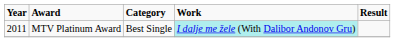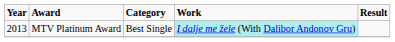(17, 28) 2011 -> (17, 28) 2013
